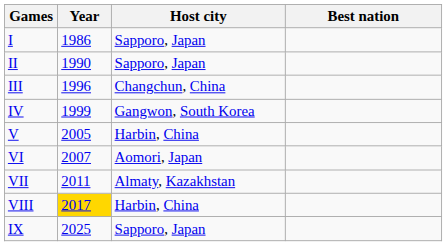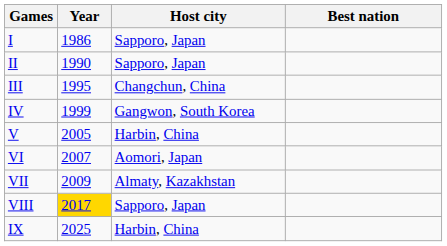(76, 87) 1996 -> (76, 87) 1995
(76, 181) 2011 -> (76, 181) 2009
(157, 205) Harbin, China -> (160, 205) Sapporo, Japan
(160, 228) Sapporo, Japan -> (157, 228) Harbin, China
